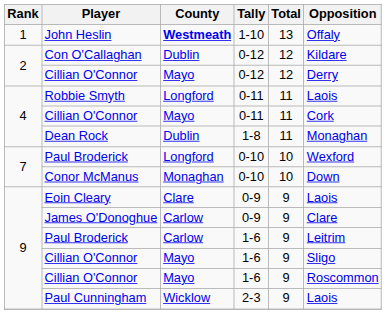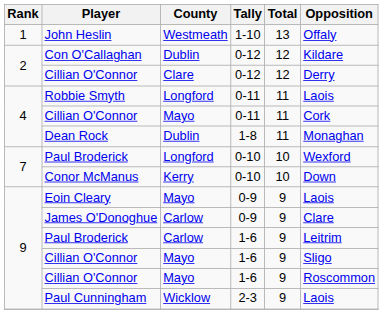(197, 34) bold -> (195, 34) normal
(179, 75) Mayo -> (178, 75) Clare
(193, 177) Monaghan -> (178, 177) Kerry
(178, 197) Clare -> (179, 197) Mayo
